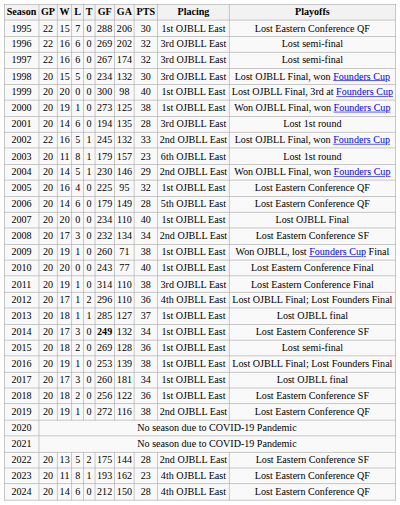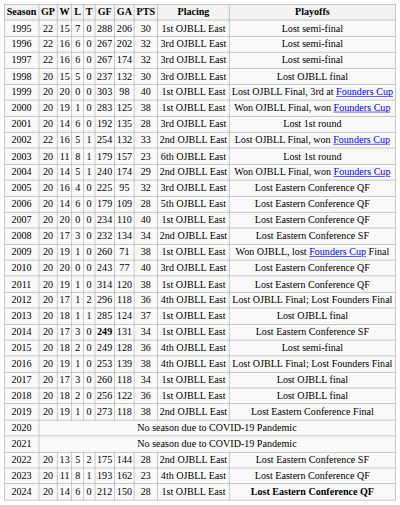(312, 28) Lost Eastern Conference QF -> (312, 28) Lost semi-final
(105, 44) 269 -> (105, 44) 267
(105, 76) 234 -> (105, 76) 237
(312, 76) Lost OJBLL Final, won Founders Cup -> (312, 76) Lost OJBLL final
(105, 92) 300 -> (105, 92) 303
(105, 108) 273 -> (105, 108) 283
(105, 124) 194 -> (105, 124) 192
(105, 140) 245 -> (105, 140) 254
(105, 172) 230 -> (105, 172) 240
(124, 172) 146 -> (124, 172) 174
(193, 188) 1st OJBLL East -> (193, 188) 3rd OJBLL East
(124, 204) 149 -> (124, 204) 109
(312, 220) Lost OJBLL Final -> (312, 220) Lost Eastern Conference QF
(193, 268) 1st OJBLL East -> (193, 268) 3rd OJBLL East
(312, 268) Lost Eastern Conference Final -> (312, 268) Lost Eastern Conference QF
(124, 284) 110 -> (124, 284) 120
(193, 284) 3rd OJBLL East -> (193, 284) 1st OJBLL East
(312, 284) Lost Eastern Conference Final -> (312, 284) Lost Eastern Conference QF
(124, 300) 110 -> (124, 300) 118
(124, 316) 127 -> (124, 316) 124
(124, 332) 132 -> (124, 332) 131
(105, 348) 269 -> (105, 348) 249
(193, 348) 1st OJBLL East -> (193, 348) 4th OJBLL East
(193, 364) 1st OJBLL East -> (193, 364) 4th OJBLL East
(124, 380) 181 -> (124, 380) 118
(312, 396) Lost Eastern Conference SF -> (312, 396) Lost OJBLL final
(105, 412) 272 -> (105, 412) 273
(124, 412) 116 -> (124, 412) 118
(312, 412) Lost Eastern Conference QF -> (312, 412) Lost Eastern Conference Final
(193, 492) 4th OJBLL East -> (193, 492) 1st OJBLL East
(312, 492) normal -> (312, 492) bold
